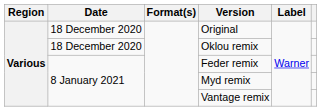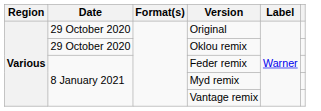(96, 30) 18 December 2020 -> (90, 30) 29 October 2020
(96, 47) 18 December 2020 -> (90, 47) 29 October 2020
